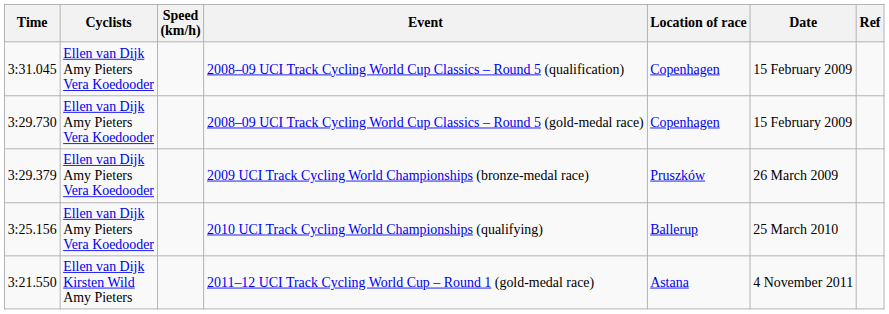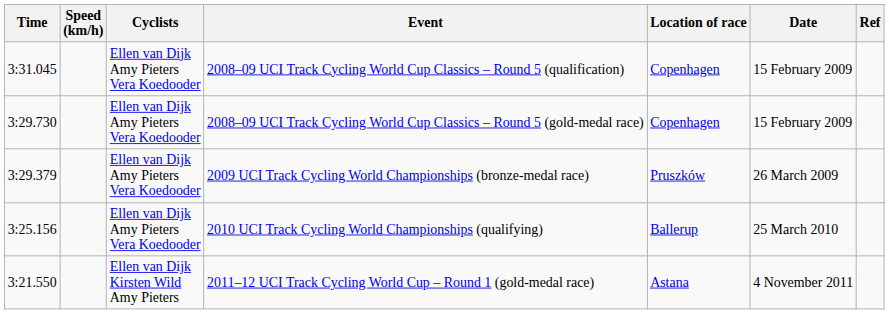columns swapped: (181, 23) <-> (109, 23)
